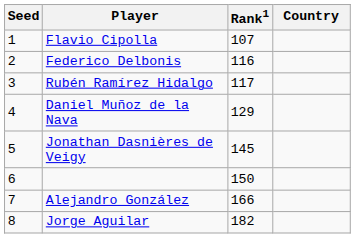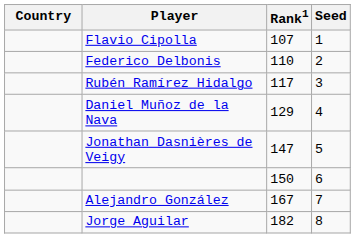columns swapped: (311, 17) <-> (24, 17)
(243, 62) 116 -> (282, 62) 110
(243, 150) 145 -> (282, 150) 147
(243, 201) 166 -> (282, 201) 167
